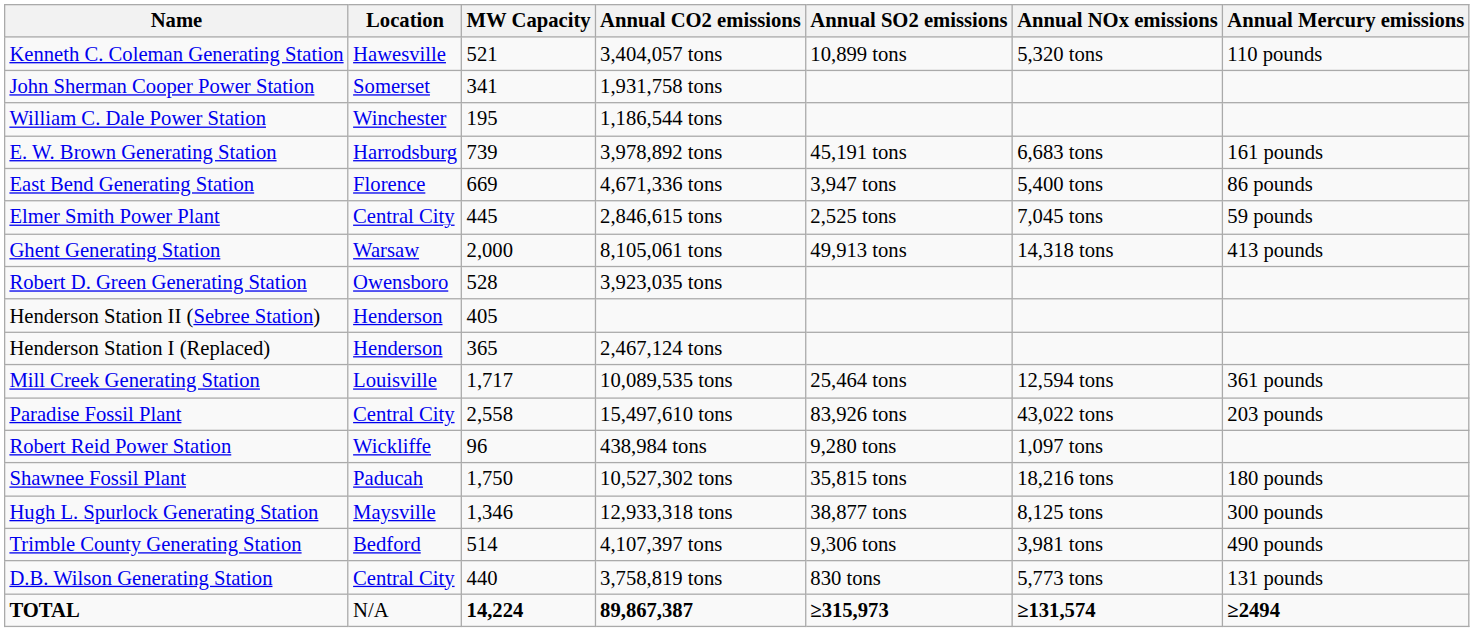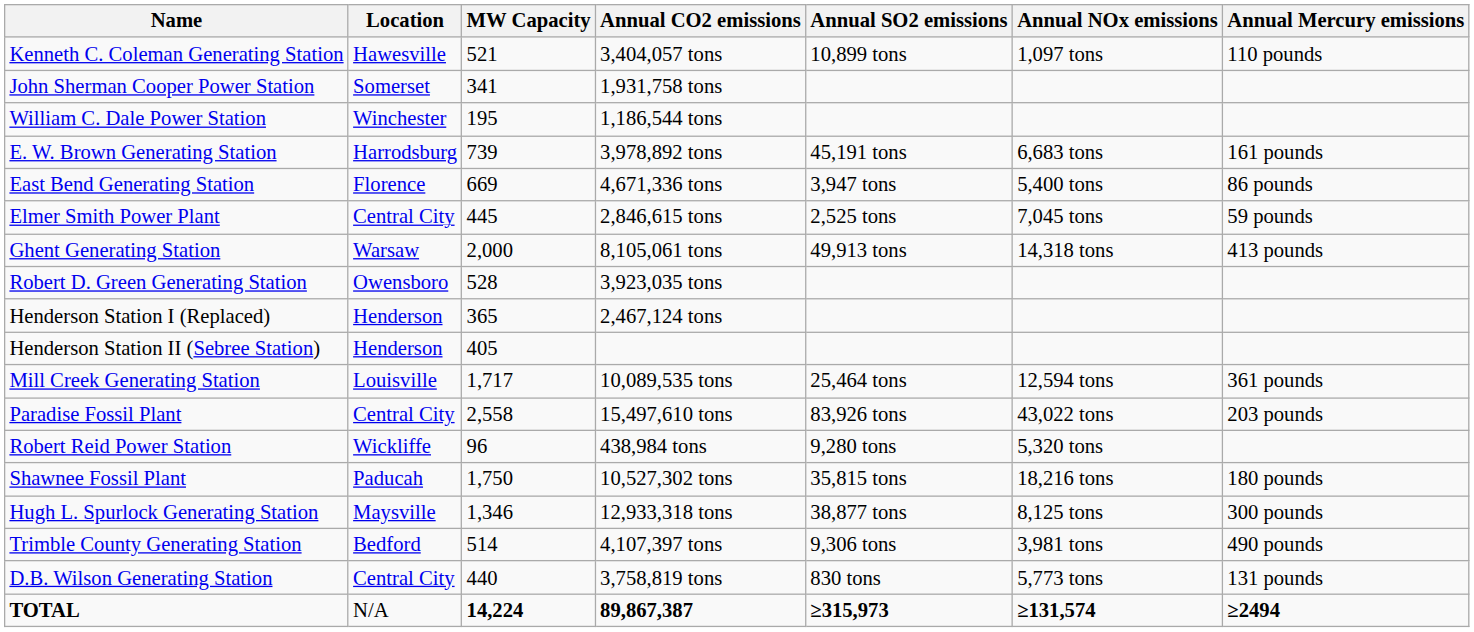(1060, 53) 5,320 tons -> (1060, 53) 1,097 tons
rows swapped: (140, 348) <-> (165, 315)
(1060, 446) 1,097 tons -> (1060, 446) 5,320 tons
